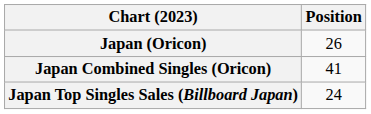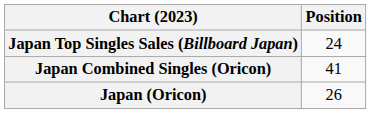rows swapped: (153, 43) <-> (153, 95)
